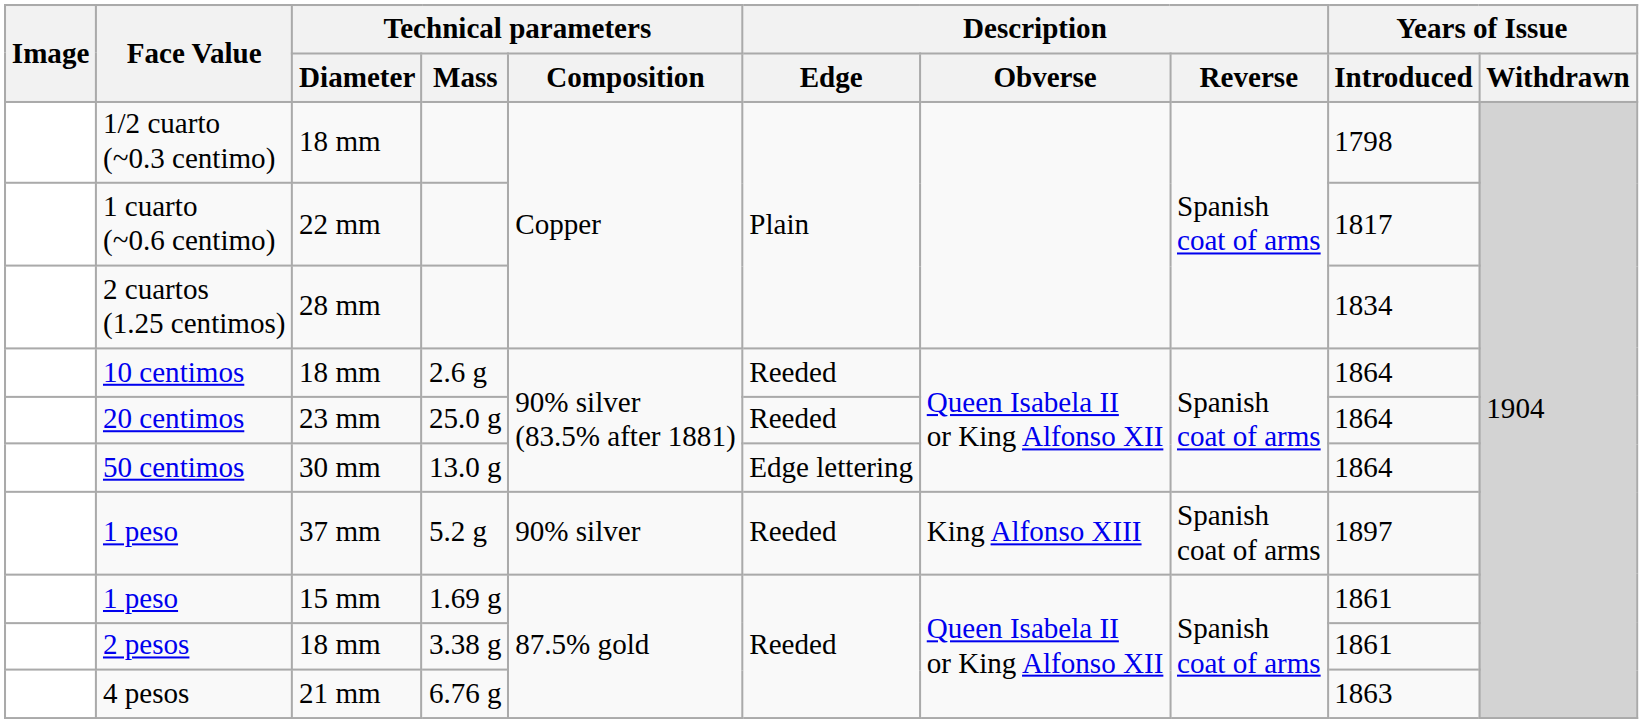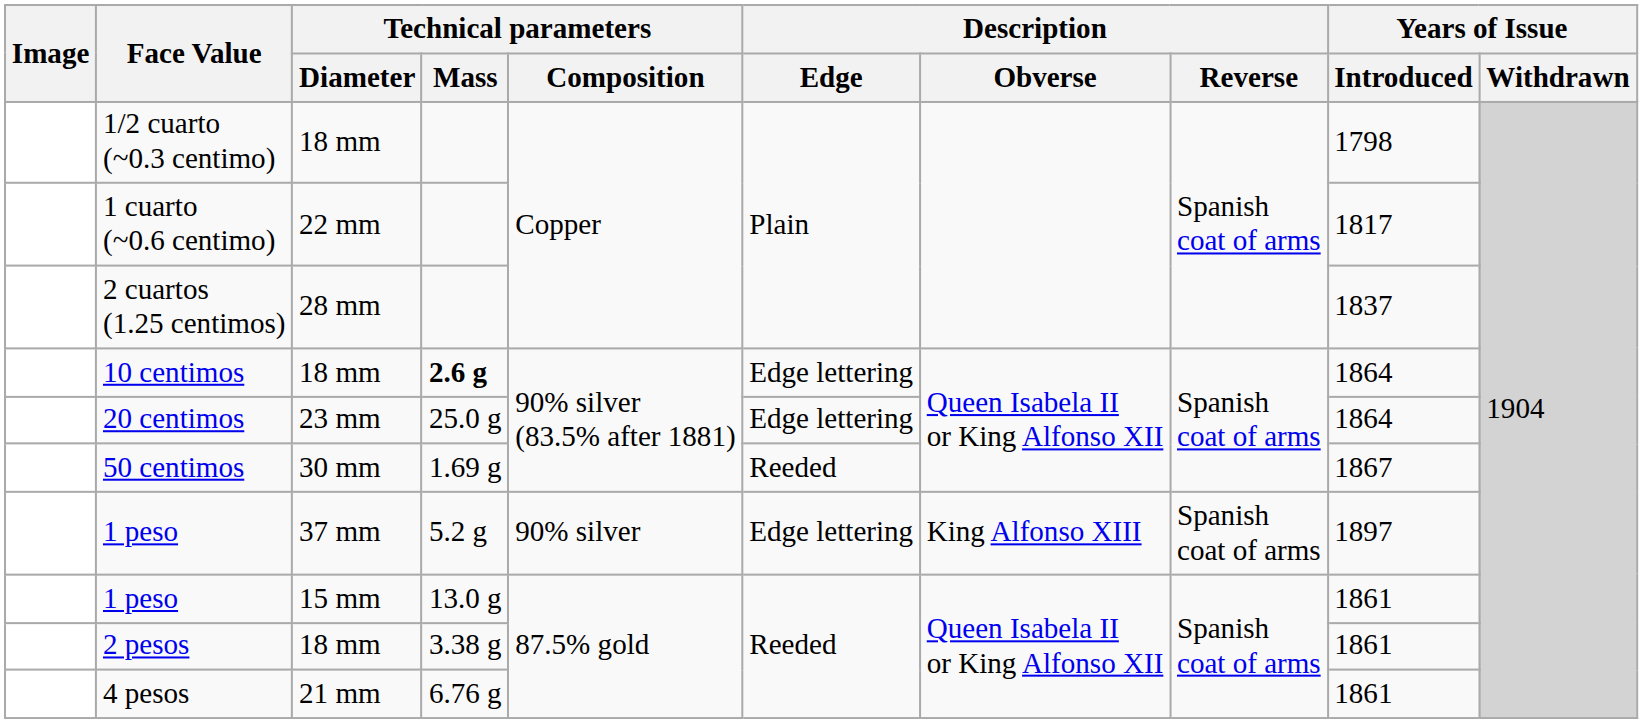(1363, 306) 1834 -> (1363, 306) 1837
(458, 371) normal -> (458, 371) bold
(793, 371) Reeded -> (831, 371) Edge lettering
(793, 419) Reeded -> (831, 419) Edge lettering
(465, 467) 13.0 g -> (465, 467) 1.69 g
(831, 467) Edge lettering -> (793, 467) Reeded
(1363, 467) 1864 -> (1363, 467) 1867
(793, 532) Reeded -> (831, 532) Edge lettering
(465, 598) 1.69 g -> (465, 598) 13.0 g
(1363, 693) 1863 -> (1363, 693) 1861
